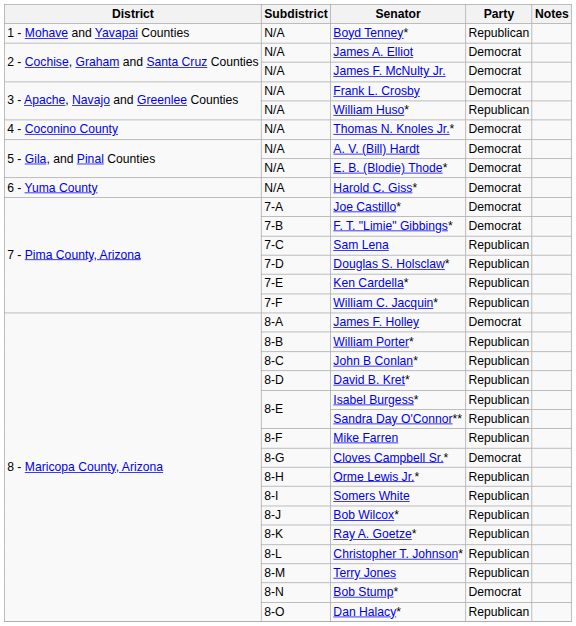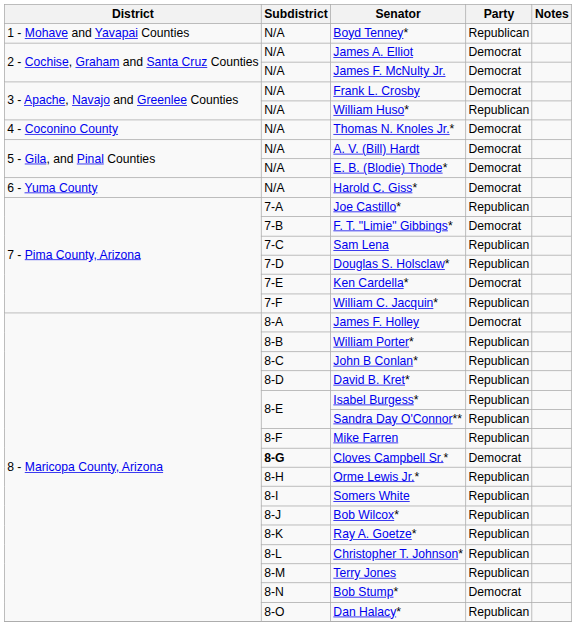(495, 206) Democrat -> (499, 206) Republican
(499, 284) Republican -> (495, 284) Democrat
(274, 457) normal -> (274, 457) bold
